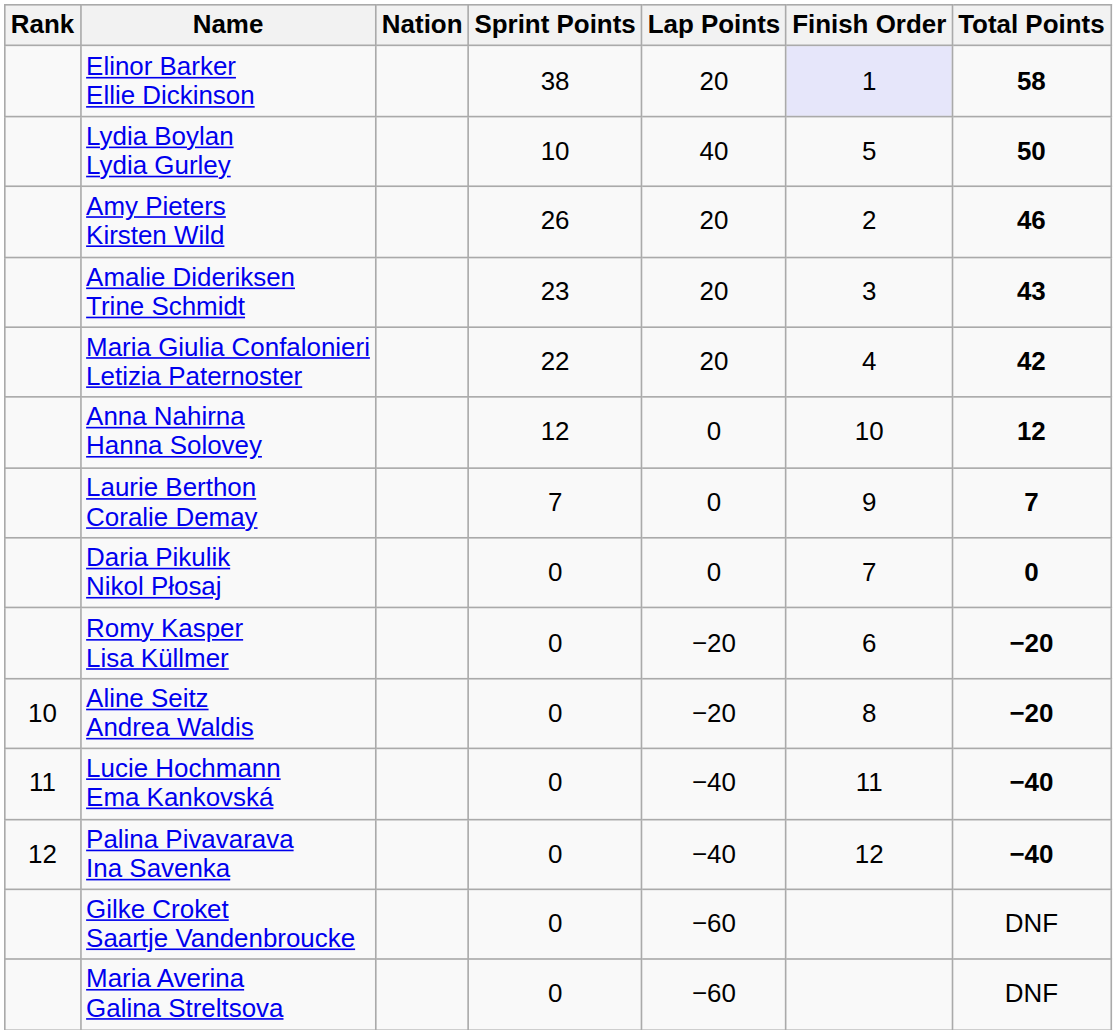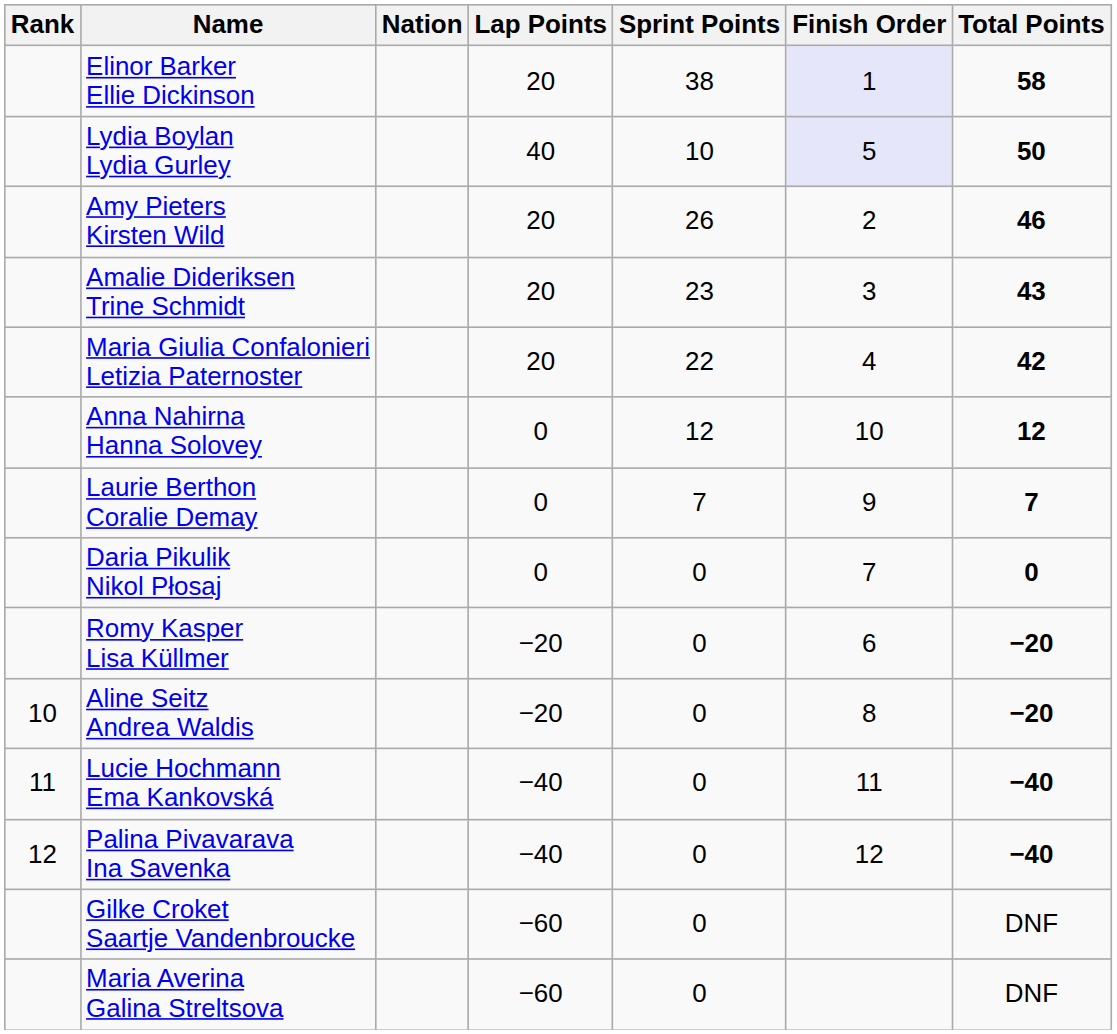columns swapped: (555, 25) <-> (714, 25)
(869, 151) no background -> (869, 151) lavender background
